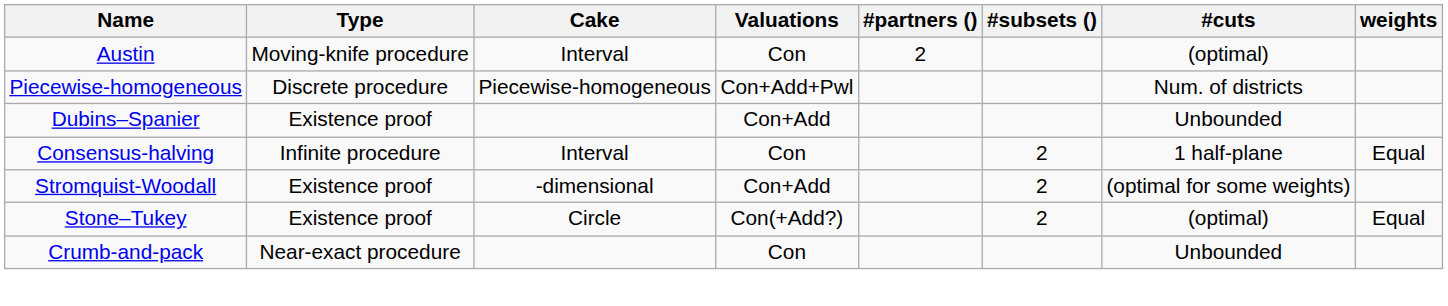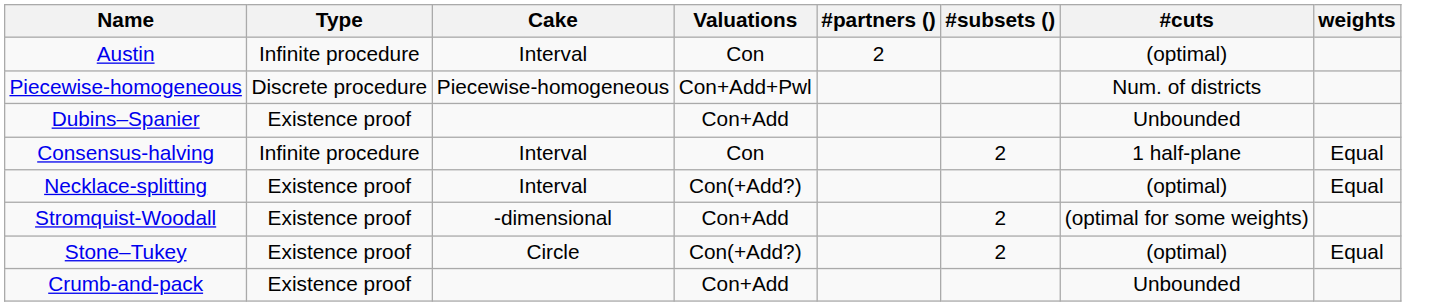(360, 53) Moving-knife procedure -> (339, 53) Infinite procedure
+ row: (126, 185)
(360, 251) Near-exact procedure -> (339, 284) Existence proof
(787, 251) Con -> (745, 284) Con+Add
